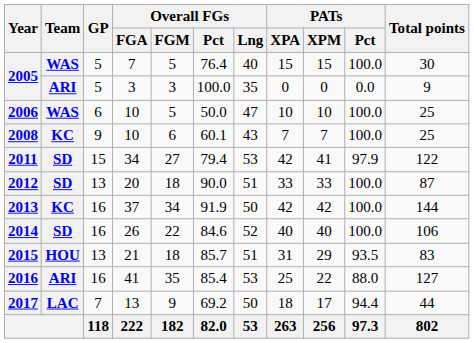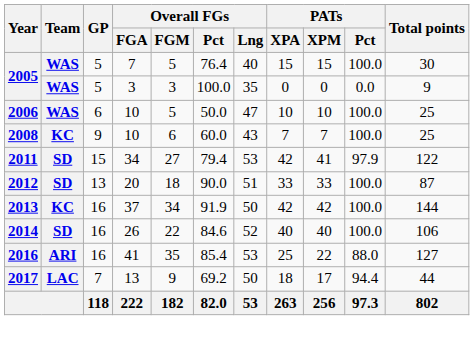(63, 87) ARI -> (63, 87) WAS
(214, 135) 60.1 -> (214, 135) 60.0
- row: (23, 254)
